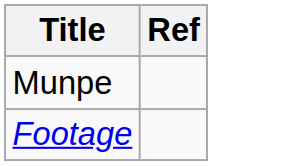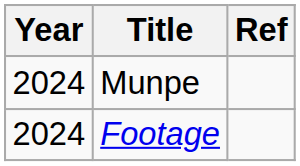+ column: (49, 30)
